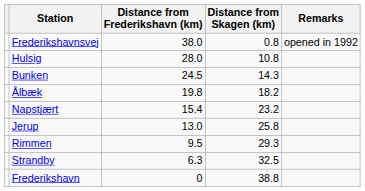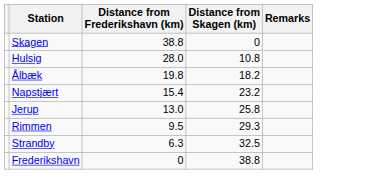+ row: (30, 42)
- row: (55, 42)
- row: (30, 76)
